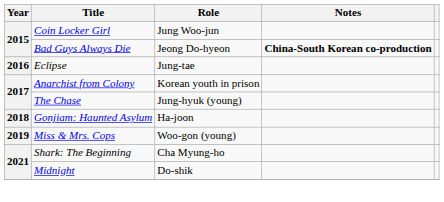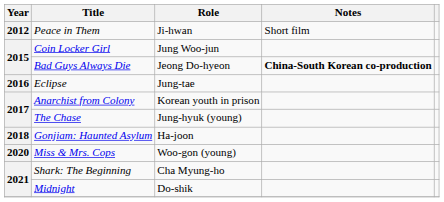+ row: (67, 30)
(18, 135) 2019 -> (18, 153) 2020
